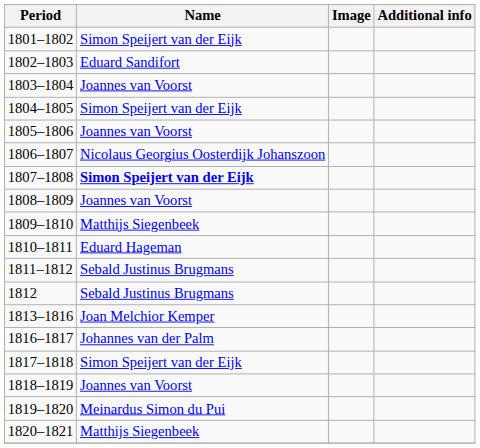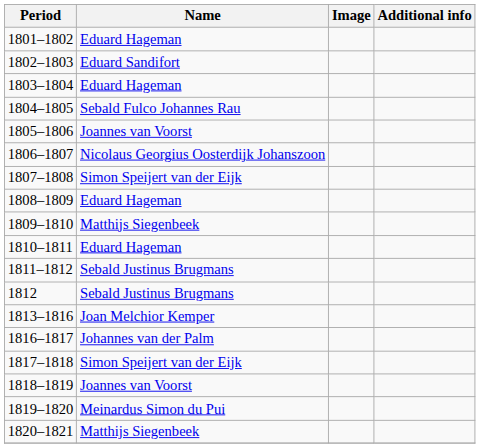(161, 39) Simon Speijert van der Eijk -> (131, 39) Eduard Hageman
(136, 85) Joannes van Voorst -> (131, 85) Eduard Hageman
(161, 108) Simon Speijert van der Eijk -> (160, 108) Sebald Fulco Johannes Rau
(167, 177) bold -> (161, 177) normal
(136, 200) Joannes van Voorst -> (131, 200) Eduard Hageman
